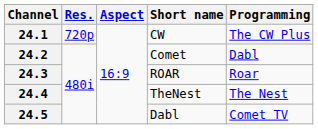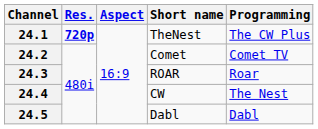(79, 34) normal -> (79, 34) bold
(157, 34) CW -> (176, 34) TheNest
(244, 54) Dabl -> (259, 54) Comet TV
(176, 94) TheNest -> (157, 94) CW
(259, 114) Comet TV -> (244, 114) Dabl
